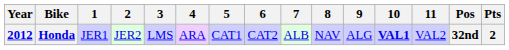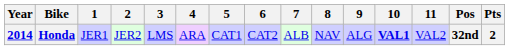(20, 34) 2012 -> (20, 34) 2014
